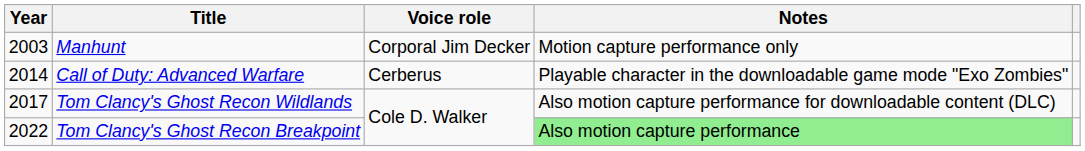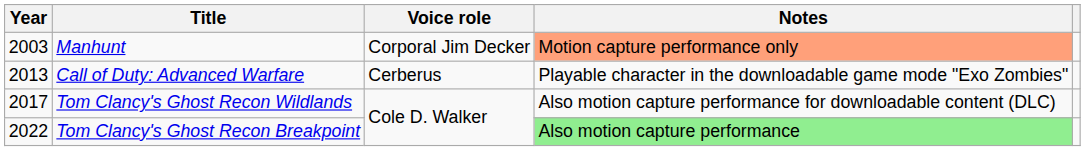(668, 46) no background -> (668, 46) lightsalmon background
(28, 74) 2014 -> (28, 74) 2013
